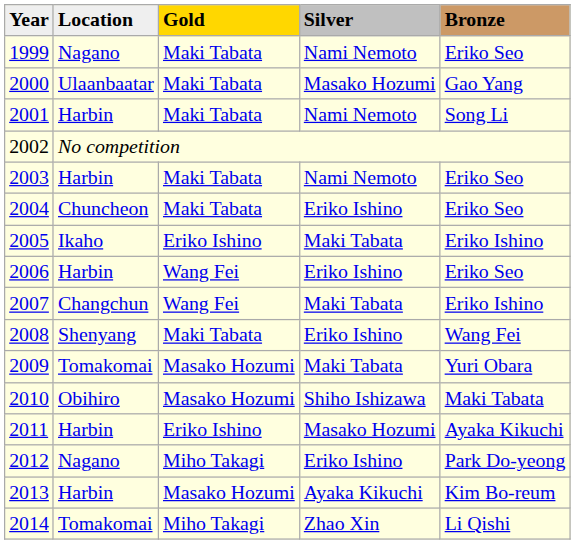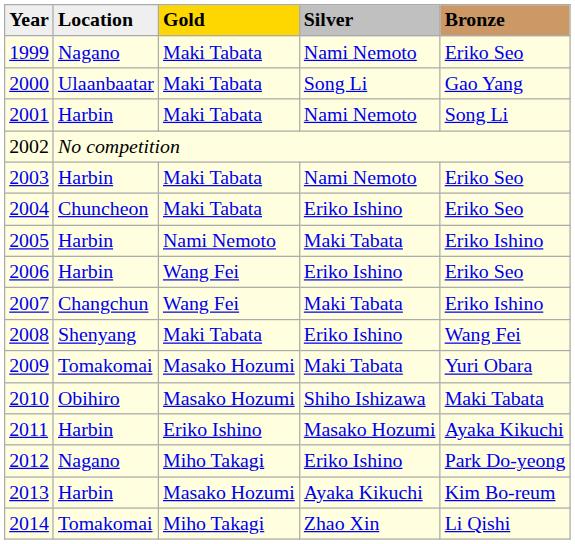(370, 83) Masako Hozumi -> (336, 83) Song Li
(81, 240) Ikaho -> (86, 240) Harbin
(212, 240) Eriko Ishino -> (219, 240) Nami Nemoto
